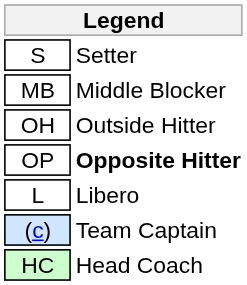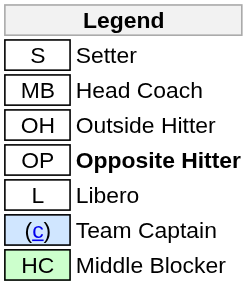(151, 90) Middle Blocker -> (139, 90) Head Coach
(139, 265) Head Coach -> (151, 265) Middle Blocker
